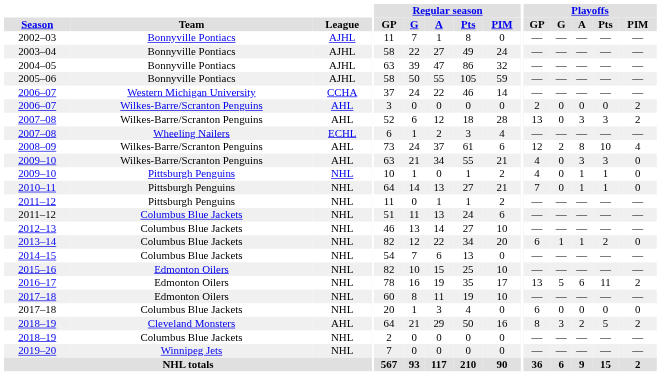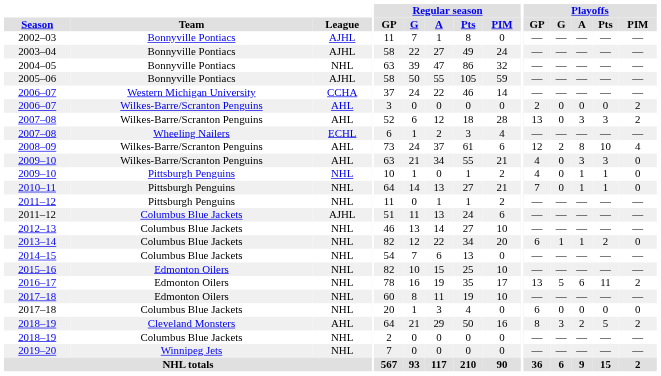(342, 65) AJHL -> (342, 65) NHL
(342, 214) NHL -> (342, 214) AJHL
